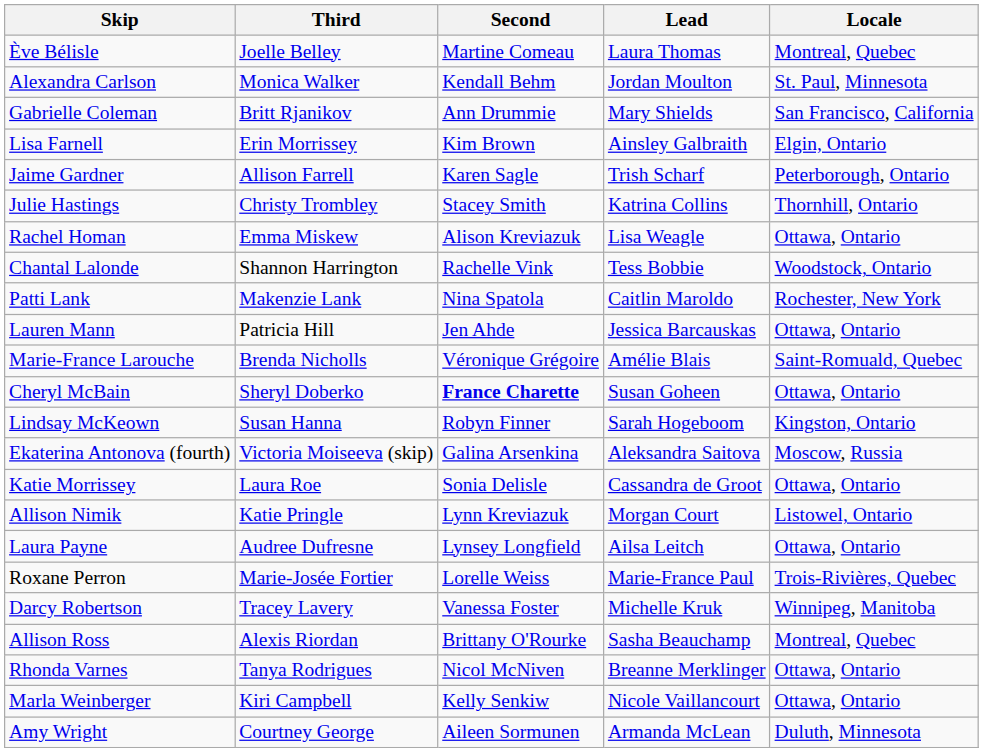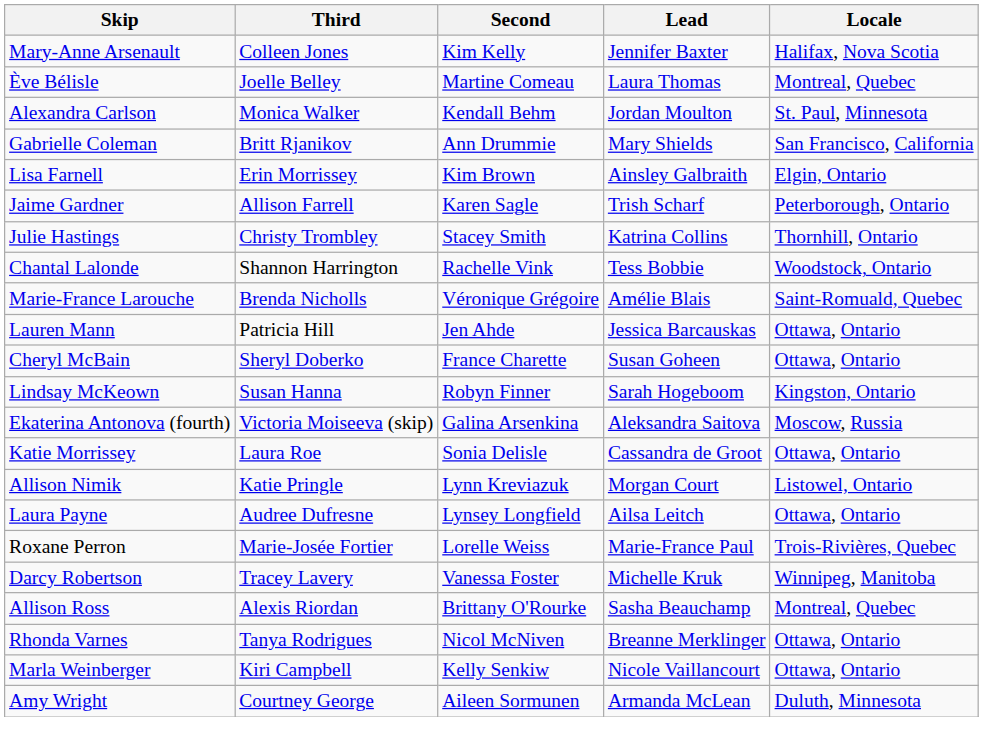+ row: (94, 50)
- row: (67, 236)
- row: (50, 298)
rows swapped: (102, 360) <-> (62, 329)
(511, 391) bold -> (504, 360) normal
